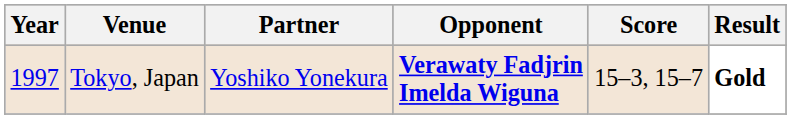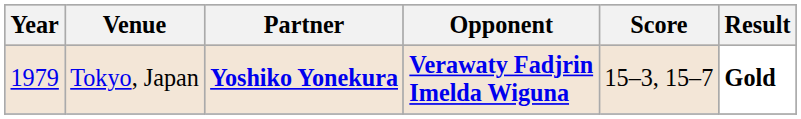(35, 79) 1997 -> (35, 79) 1979
(299, 79) normal -> (304, 79) bold
